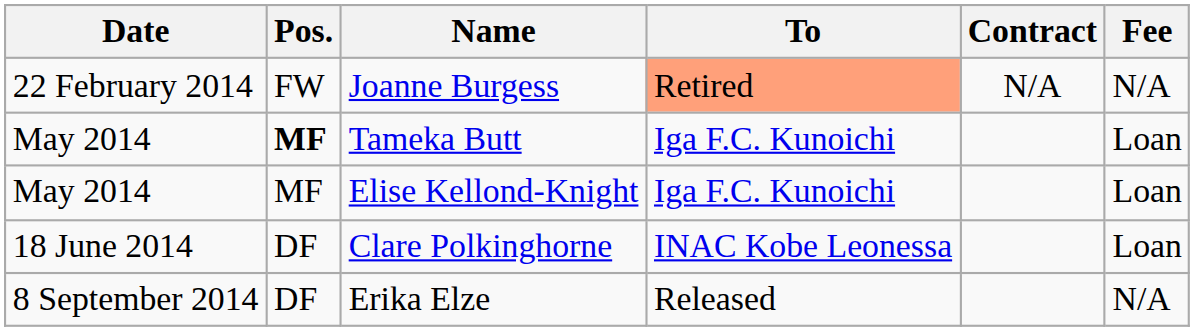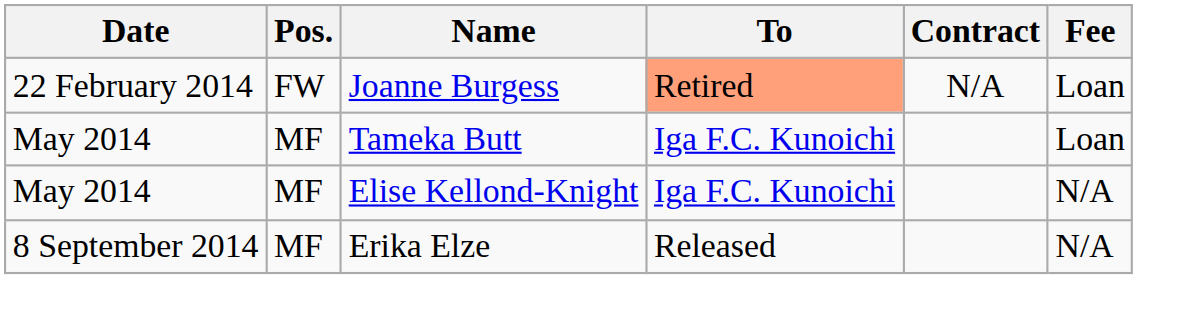(1142, 84) N/A -> (1090, 84) Loan
(300, 138) bold -> (298, 138) normal
(1147, 191) Loan -> (1085, 191) N/A
- row: (480, 245)
(296, 298) DF -> (298, 245) MF
